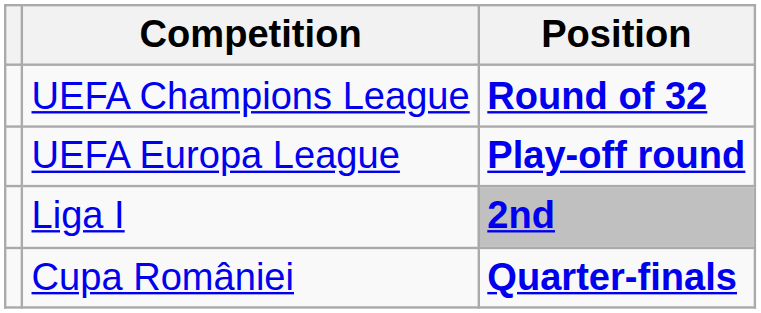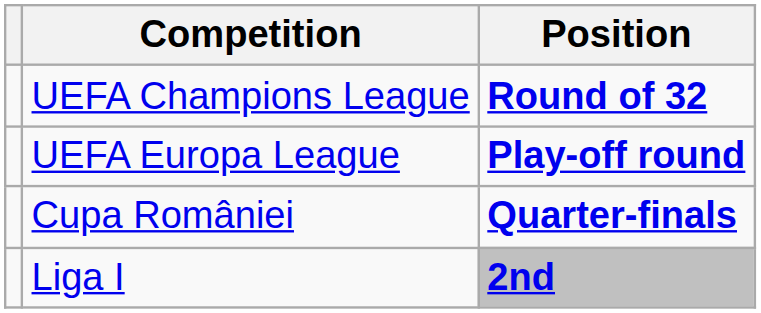rows swapped: (78, 215) <-> (163, 276)
